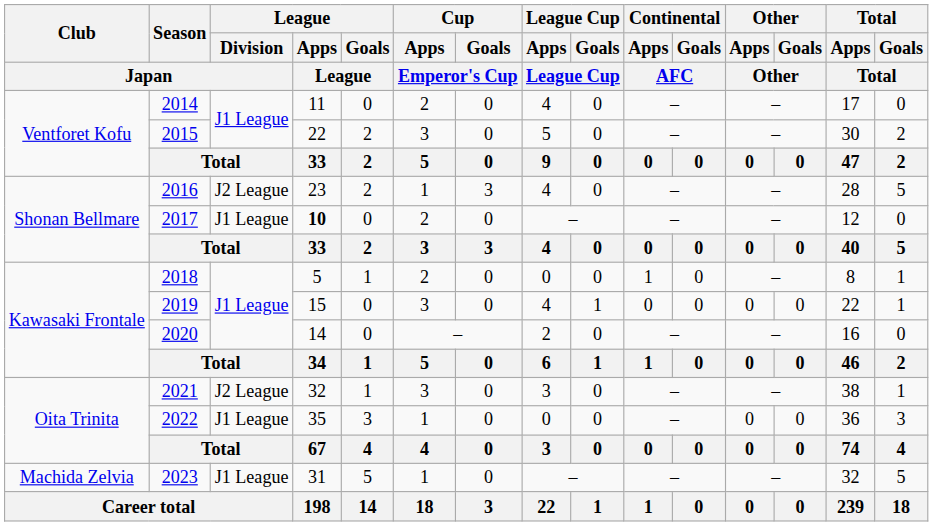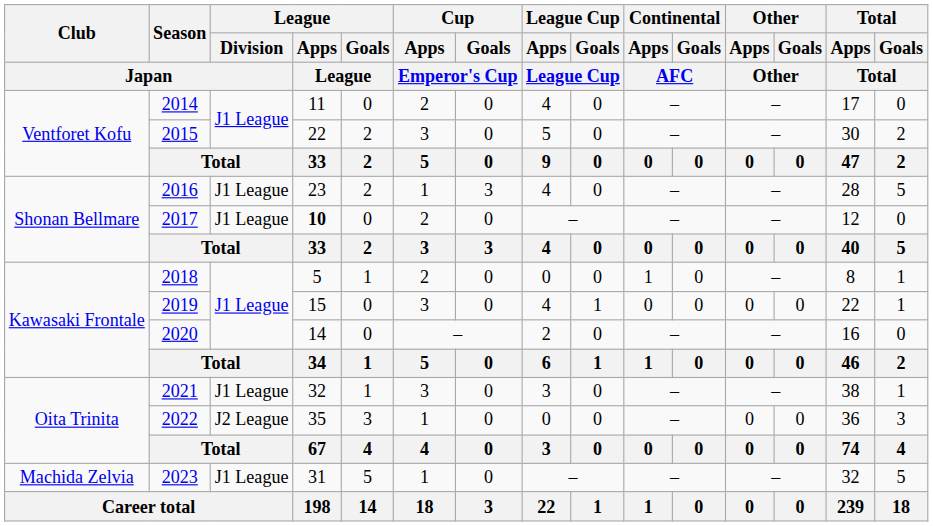(252, 190) J2 League -> (252, 190) J1 League
(252, 391) J2 League -> (252, 391) J1 League
(252, 420) J1 League -> (252, 420) J2 League
